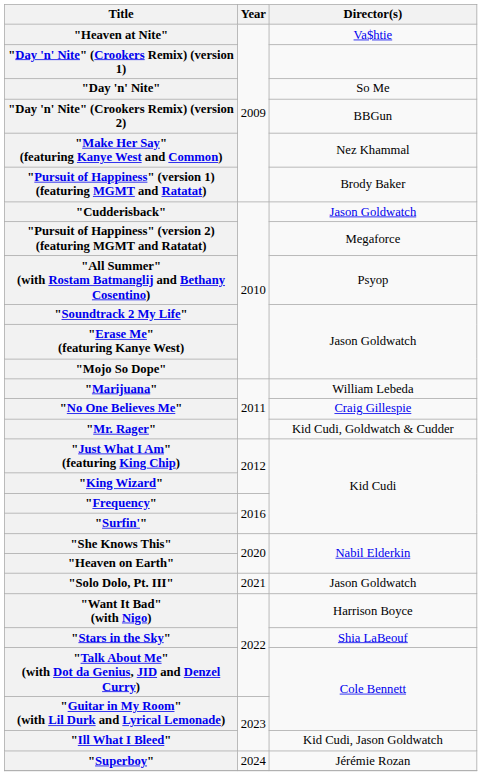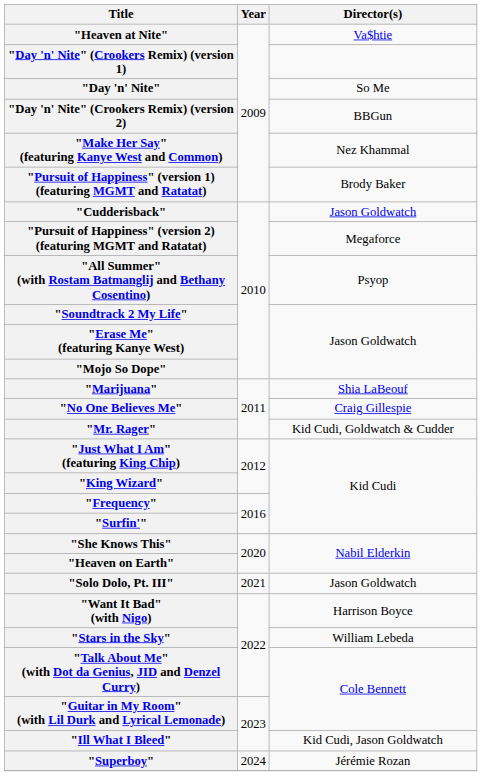(373, 388) William Lebeda -> (373, 388) Shia LaBeouf
(373, 637) Shia LaBeouf -> (373, 637) William Lebeda
